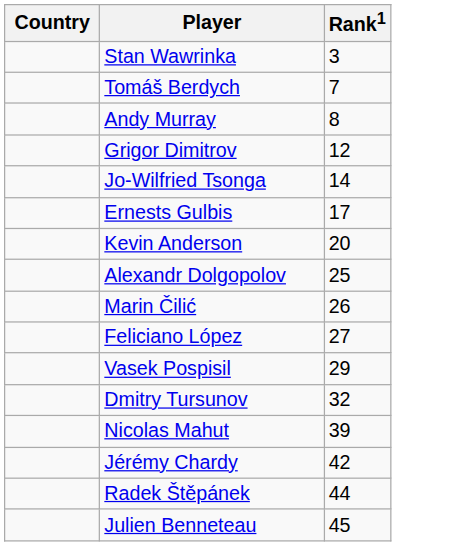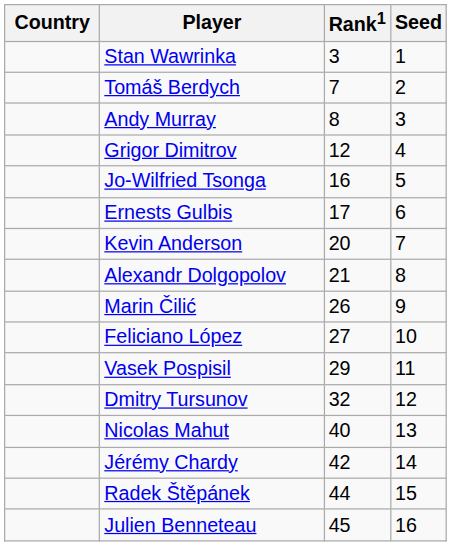+ column: (418, 22)
(340, 181) 14 -> (340, 181) 16
(340, 275) 25 -> (340, 275) 21
(340, 431) 39 -> (340, 431) 40
